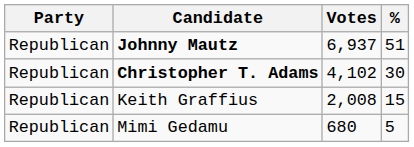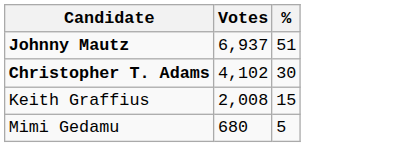- column: (59, 18)
